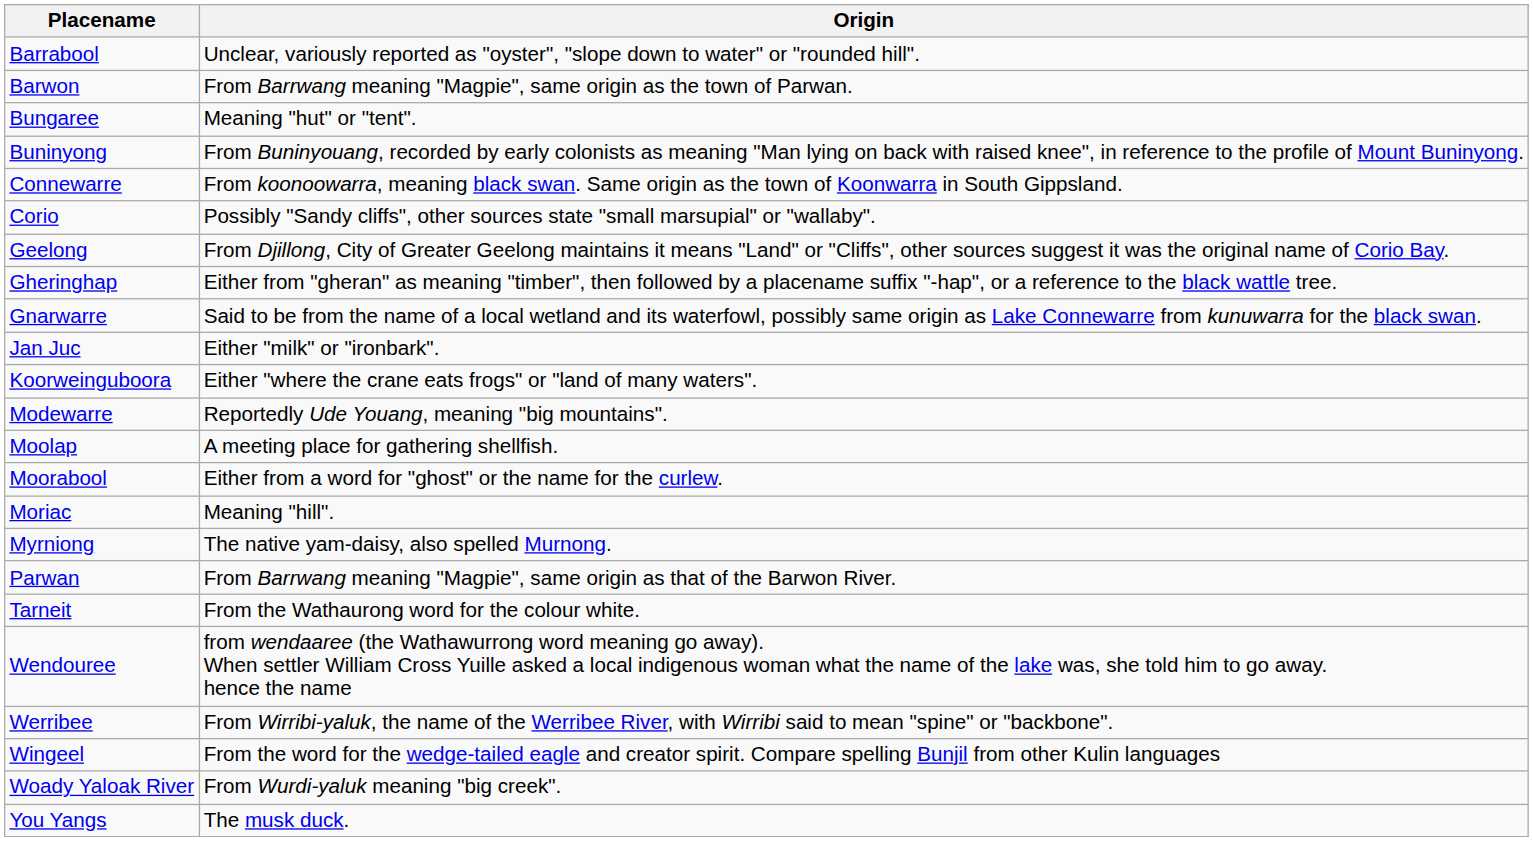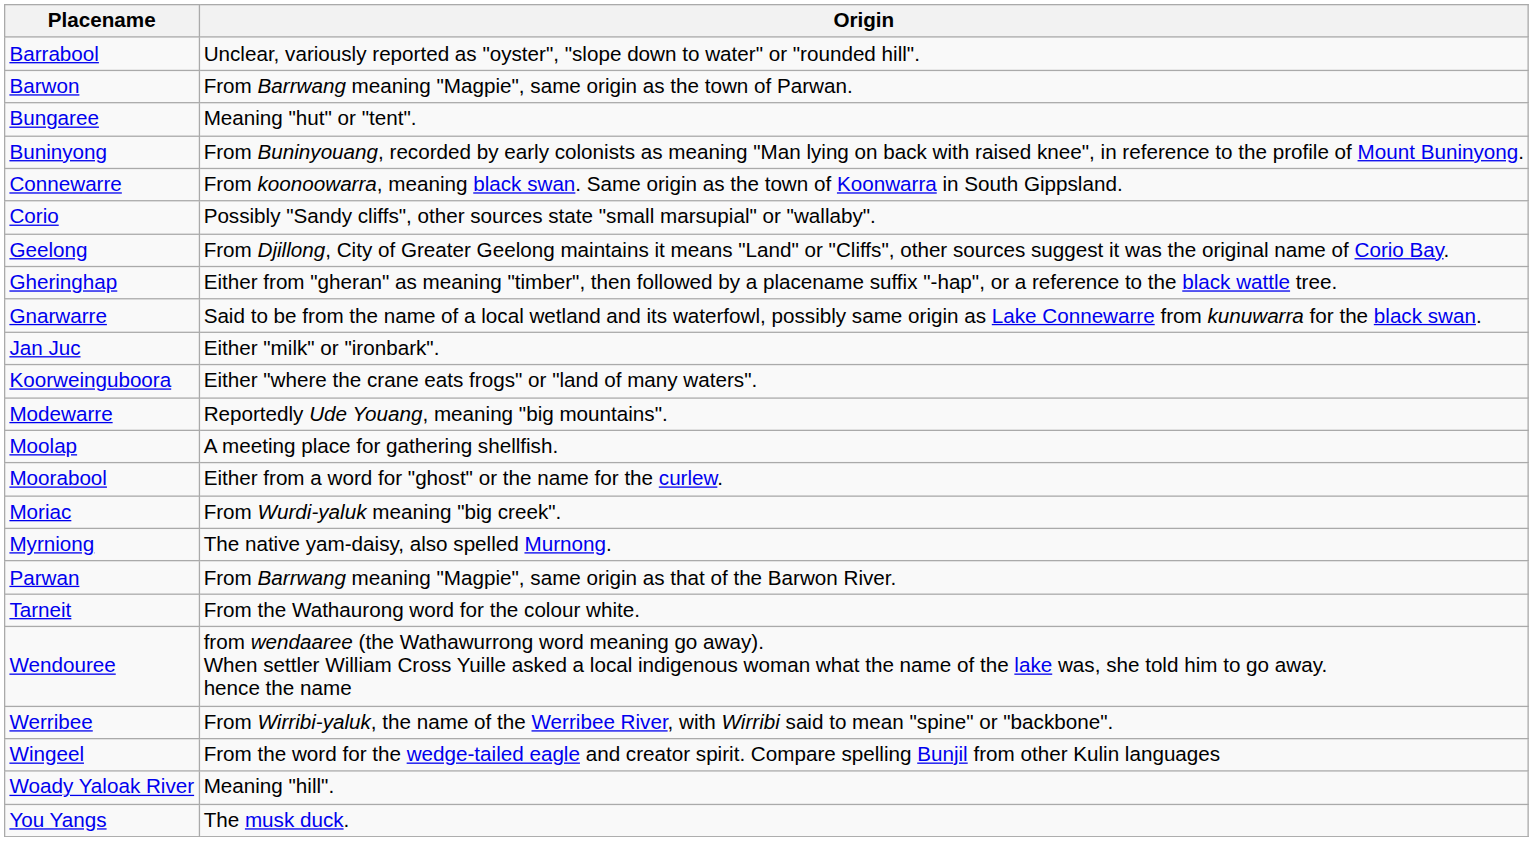(269, 511) Meaning "hill". -> (382, 511) From Wurdi-yaluk meaning "big creek".
(382, 787) From Wurdi-yaluk meaning "big creek". -> (269, 787) Meaning "hill".
